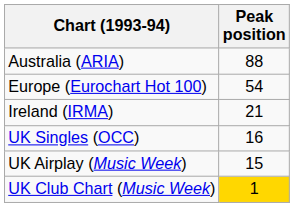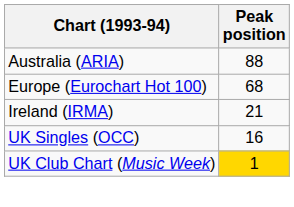(254, 86) 54 -> (254, 86) 68
- row: (97, 163)
